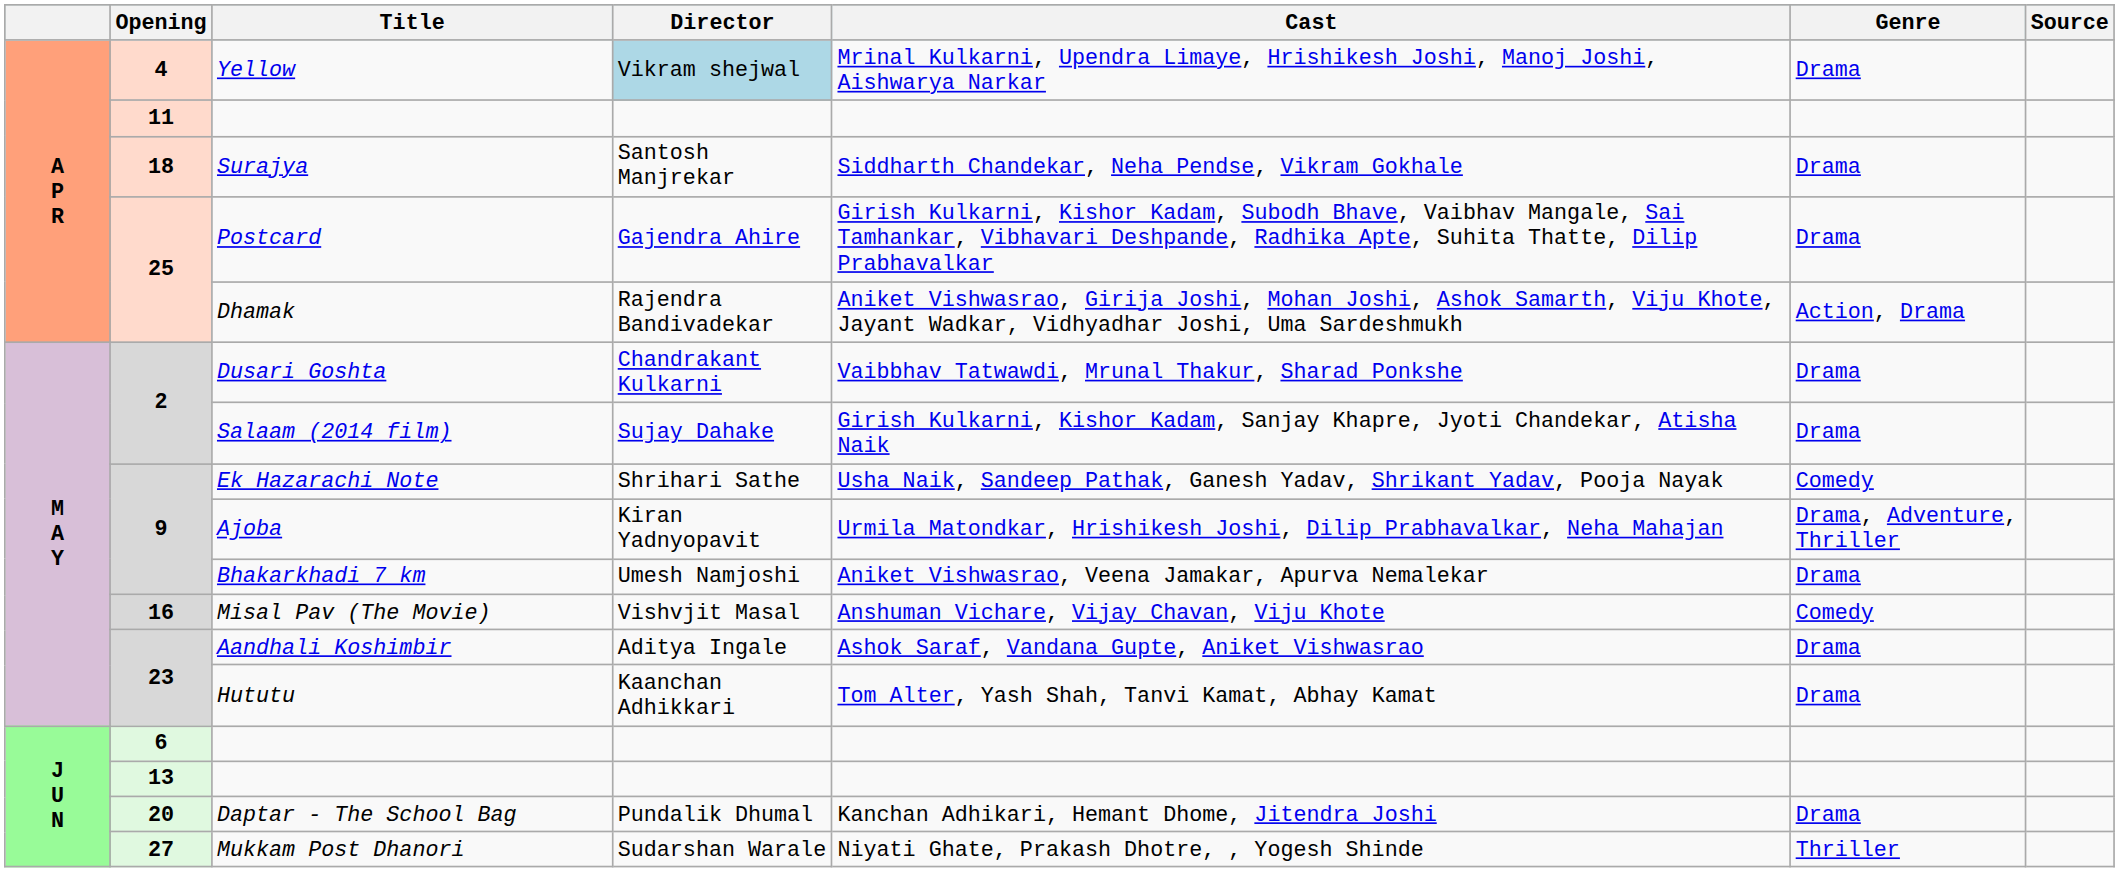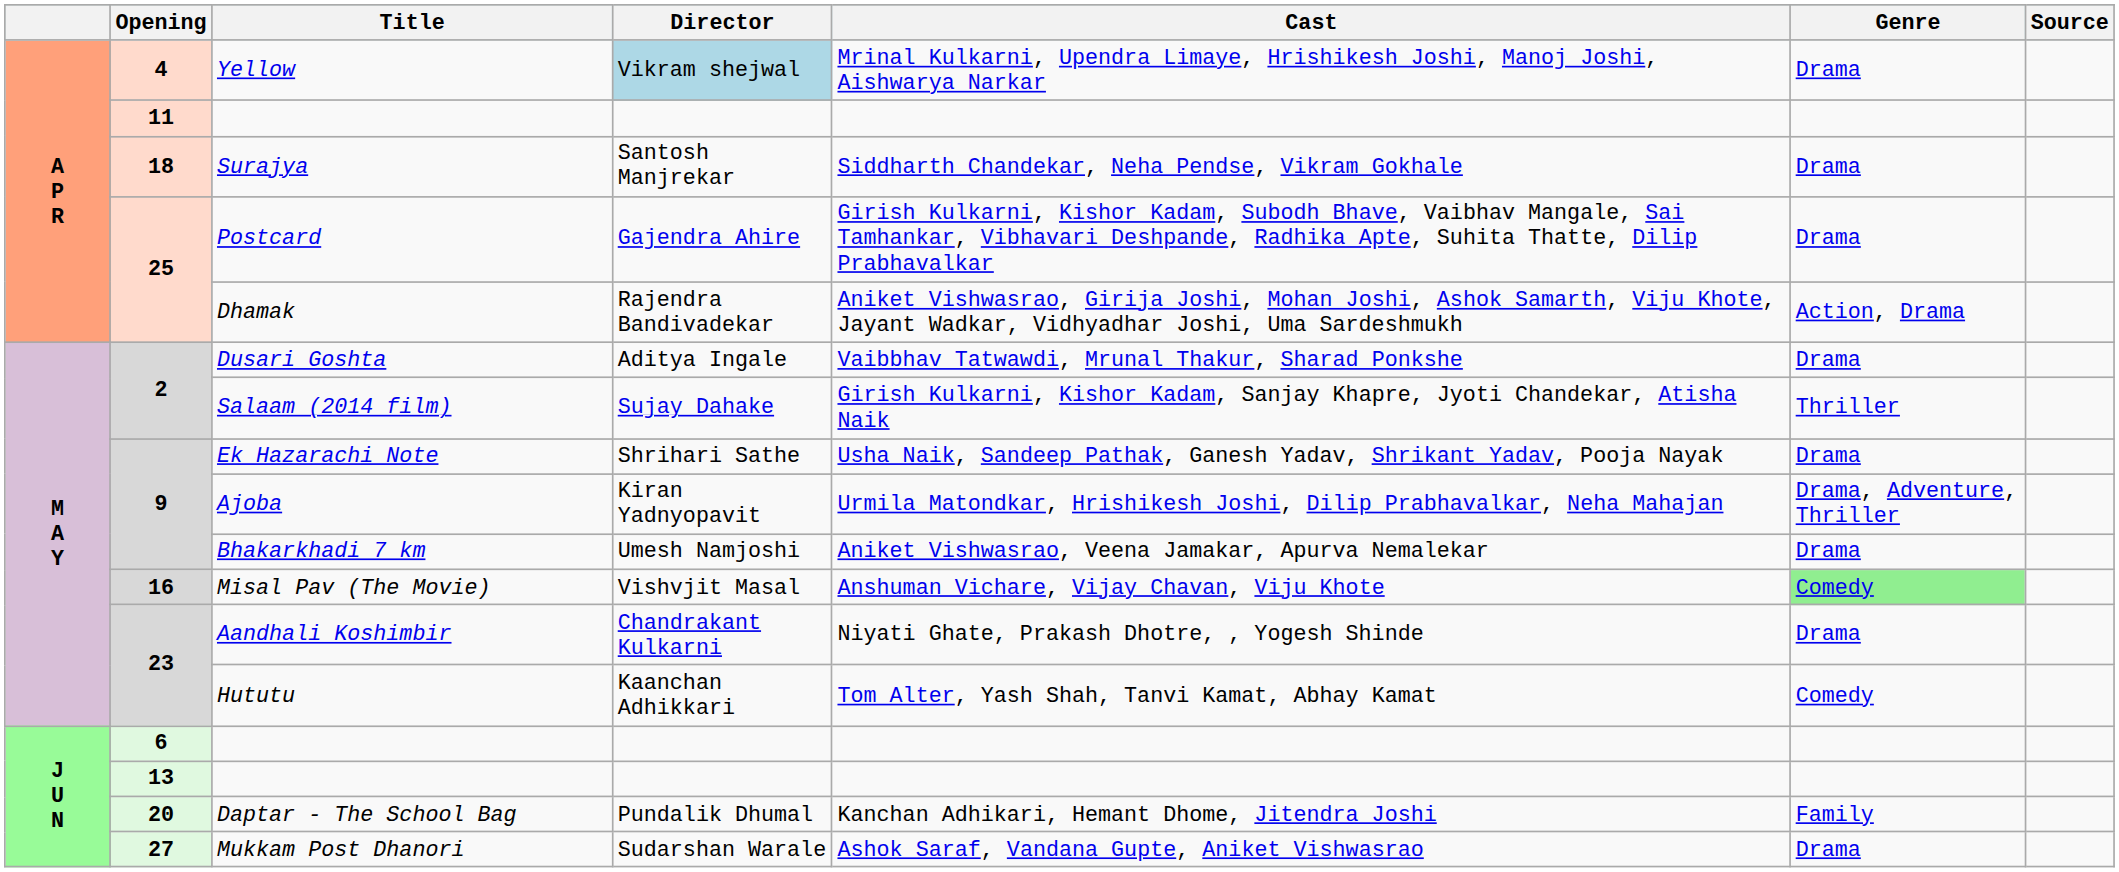(689, 373) Chandrakant Kulkarni -> (702, 360) Aditya Ingale
(1828, 433) Drama -> (1848, 408) Thriller
(1835, 481) Comedy -> (1828, 456) Drama
(1835, 612) no background -> (1835, 587) lightgreen background
(702, 648) Aditya Ingale -> (689, 635) Chandrakant Kulkarni
(1131, 648) Ashok Saraf, Vandana Gupte, Aniket Vishwasrao -> (1131, 635) Niyati Ghate, Prakash Dhotre, , Yogesh Shinde
(1828, 695) Drama -> (1835, 695) Comedy
(1828, 814) Drama -> (1835, 814) Family
(1131, 849) Niyati Ghate, Prakash Dhotre, , Yogesh Shinde -> (1131, 849) Ashok Saraf, Vandana Gupte, Aniket Vishwasrao
(1848, 849) Thriller -> (1828, 849) Drama
